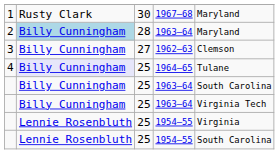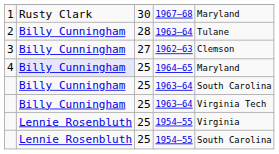(72, 31) lightblue background -> (72, 31) no background
(218, 31) Maryland -> (213, 31) Tulane
(213, 67) Tulane -> (218, 67) Maryland
